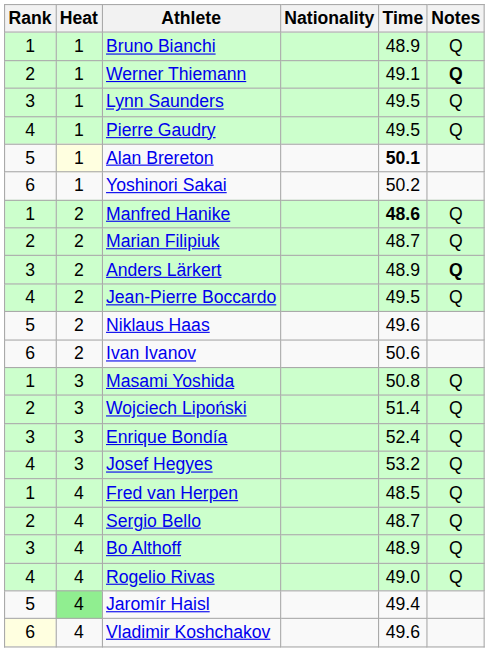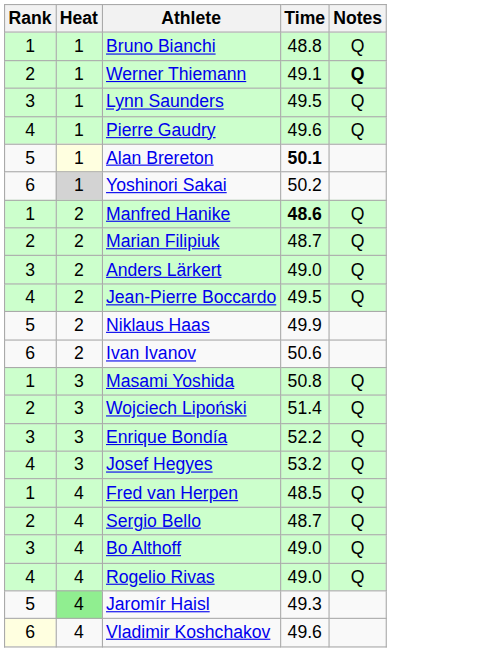- column: (329, 18)
(403, 46) 48.9 -> (305, 46) 48.8
(403, 130) 49.5 -> (305, 130) 49.6
(79, 185) no background -> (79, 185) lightgrey background
(403, 269) 48.9 -> (305, 269) 49.0
(456, 269) bold -> (358, 269) normal
(403, 325) 49.6 -> (305, 325) 49.9
(403, 437) 52.4 -> (305, 437) 52.2
(403, 548) 48.9 -> (305, 548) 49.0
(403, 604) 49.4 -> (305, 604) 49.3
